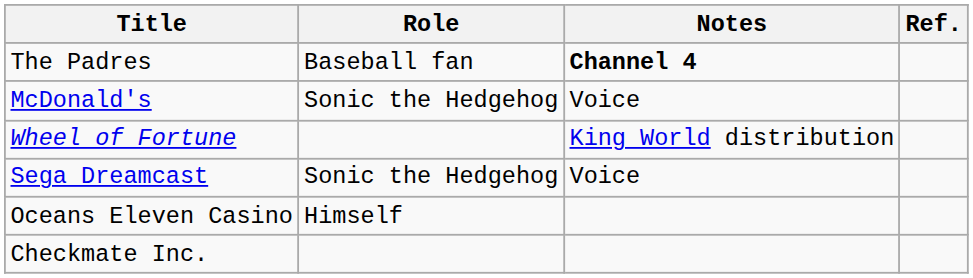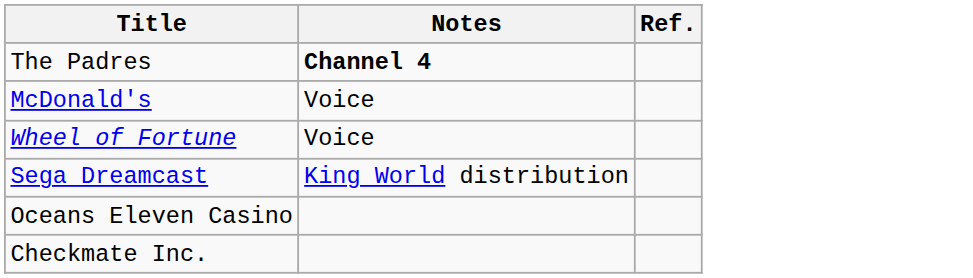- column: (431, 24)
(732, 139) King World distribution -> (339, 139) Voice
(605, 177) Voice -> (467, 177) King World distribution
